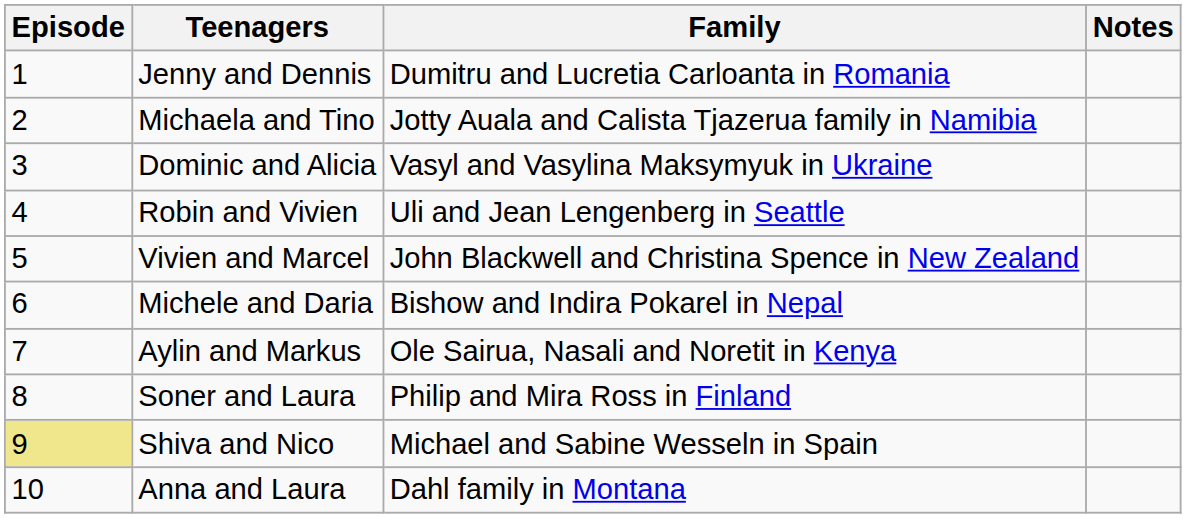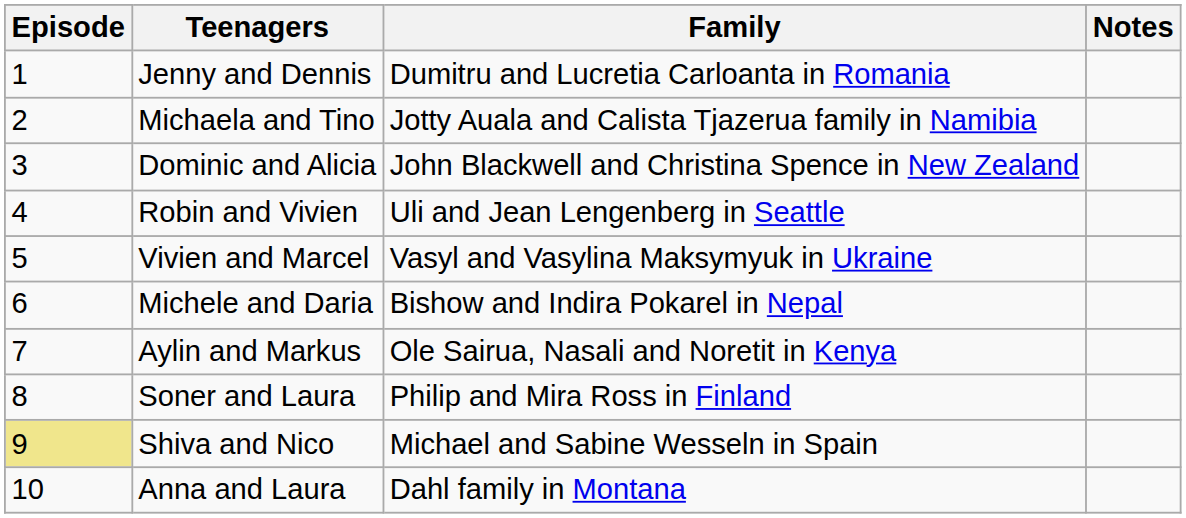(661, 166) Vasyl and Vasylina Maksymyuk in Ukraine -> (734, 166) John Blackwell and Christina Spence in New Zealand
(734, 258) John Blackwell and Christina Spence in New Zealand -> (661, 258) Vasyl and Vasylina Maksymyuk in Ukraine
